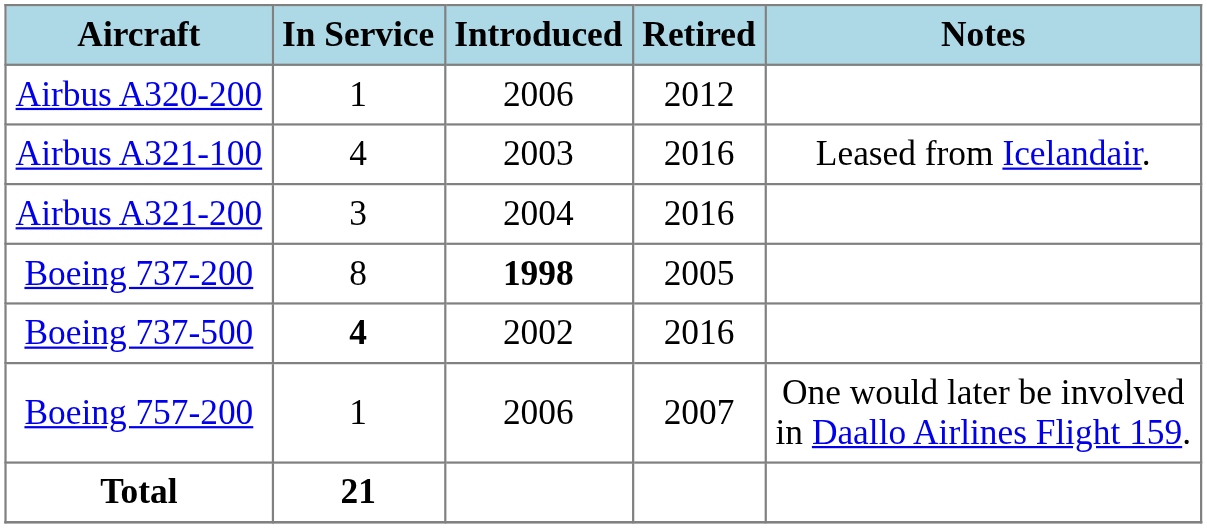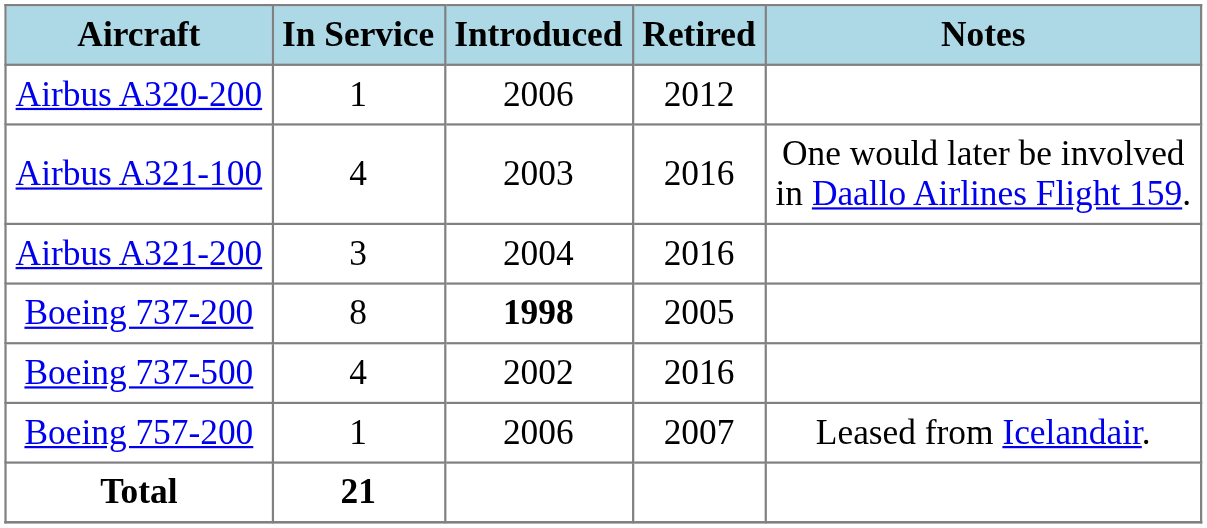(983, 153) Leased from Icelandair. -> (983, 173) One would later be involved in Daallo Airlines Flight 159.
(358, 332) bold -> (358, 372) normal
(983, 412) One would later be involved in Daallo Airlines Flight 159. -> (983, 432) Leased from Icelandair.
